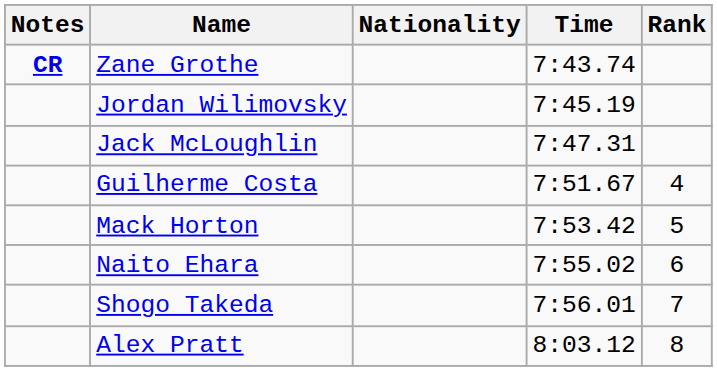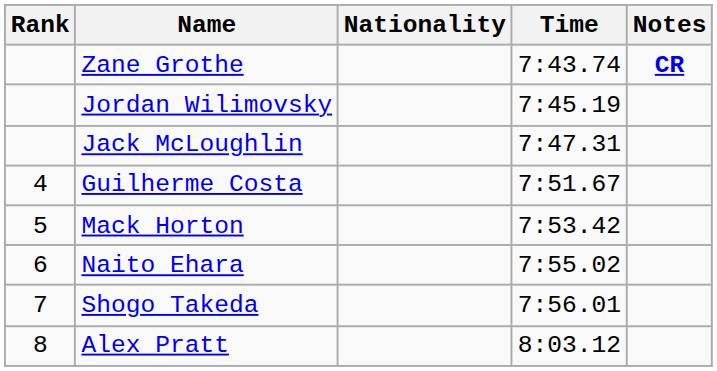columns swapped: (677, 25) <-> (48, 25)
